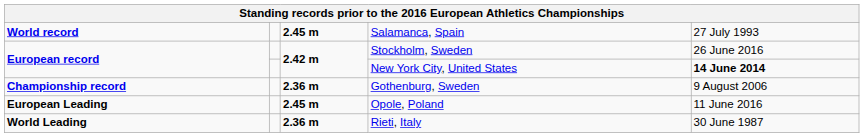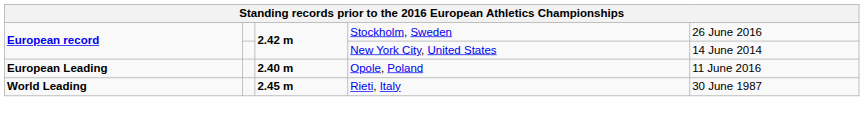- row: (417, 31)
(729, 68) bold -> (727, 50) normal
- row: (425, 86)
(301, 104) 2.45 m -> (275, 68) 2.40 m
(301, 123) 2.36 m -> (275, 86) 2.45 m
